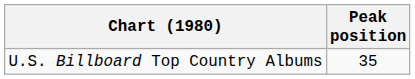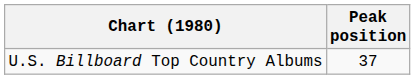(368, 62) 35 -> (368, 62) 37
